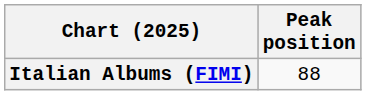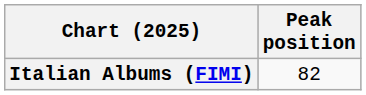(309, 74) 88 -> (309, 74) 82
